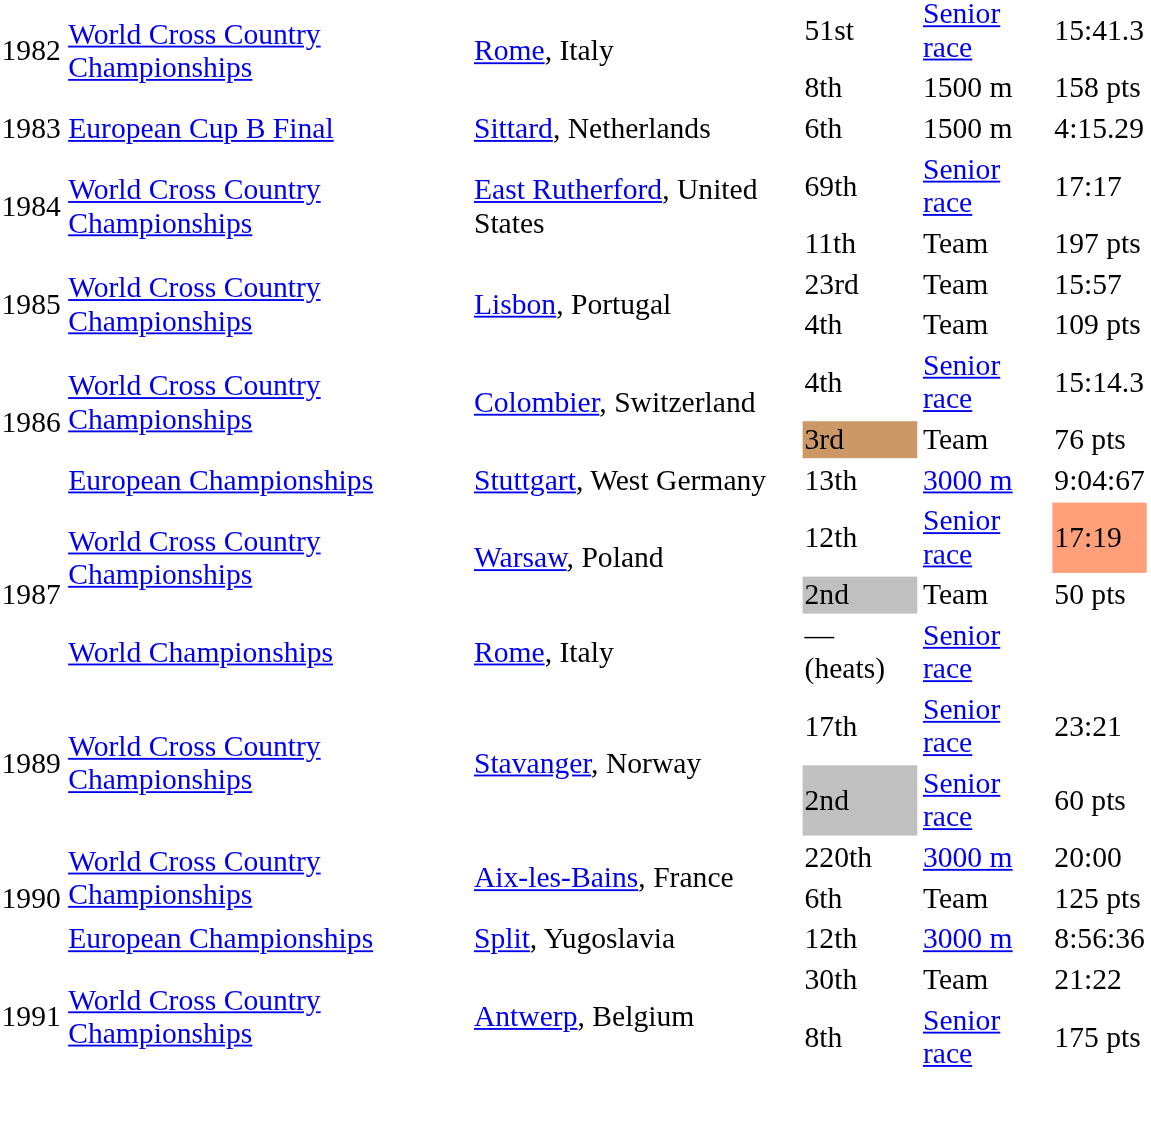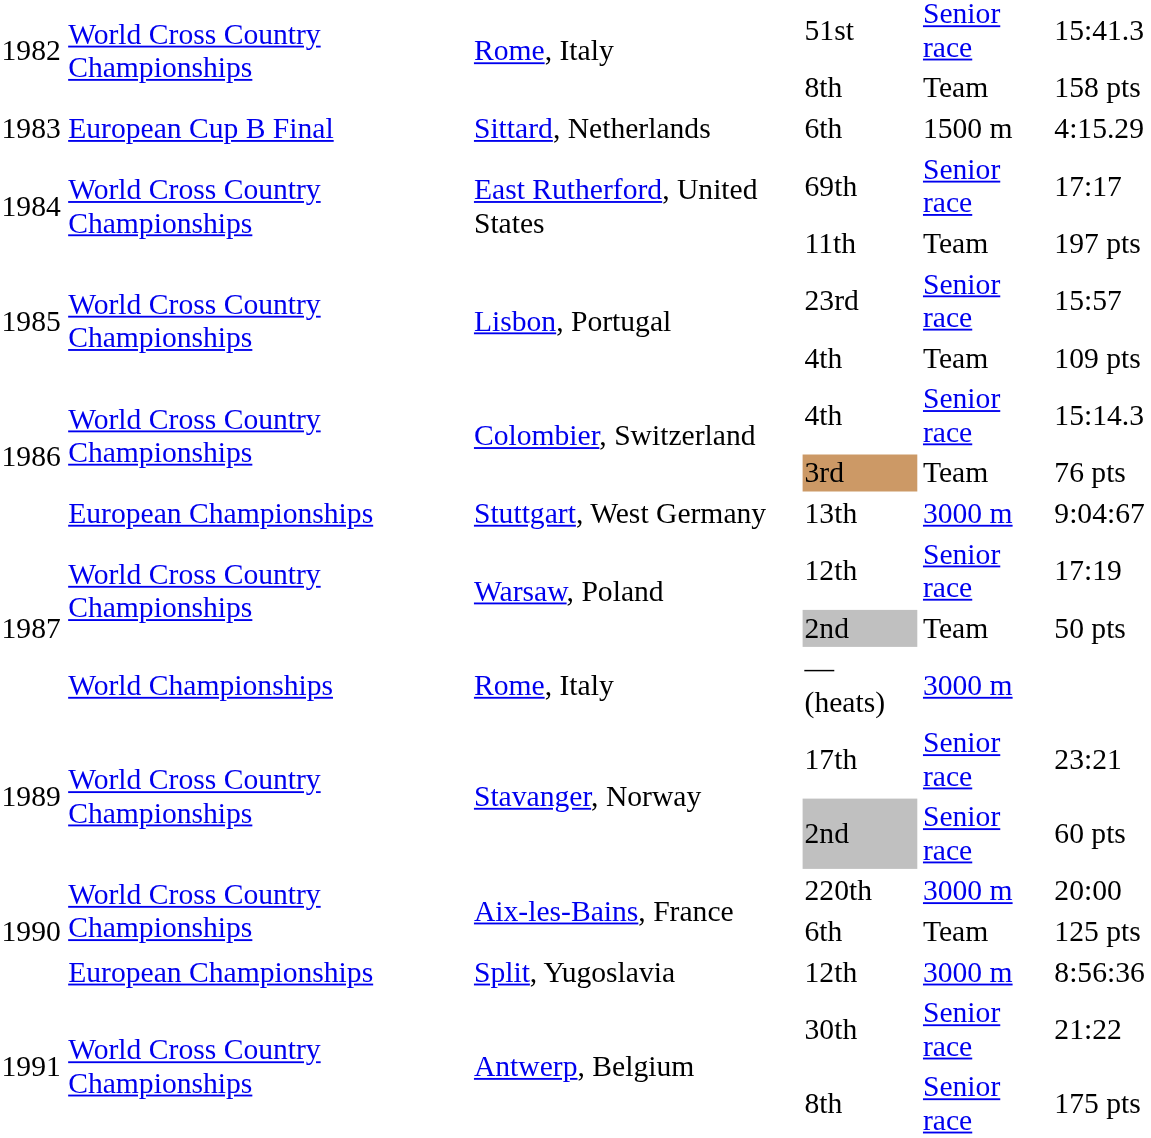(968, 87) 1500 m -> (956, 87) Team
(956, 283) Team -> (962, 300) Senior race
(1088, 537) lightsalmon background -> (1088, 570) no background
(962, 652) Senior race -> (968, 685) 3000 m
(956, 979) Team -> (962, 1029) Senior race
